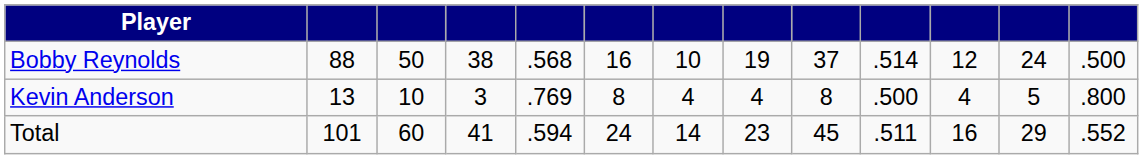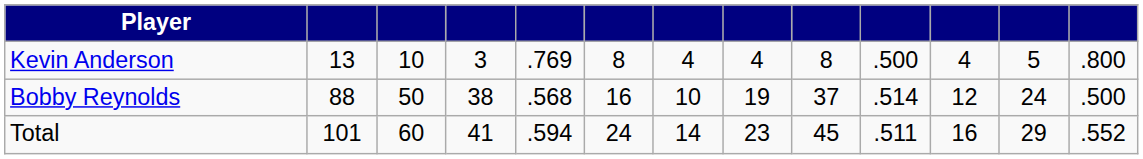rows swapped: (95, 60) <-> (92, 97)
